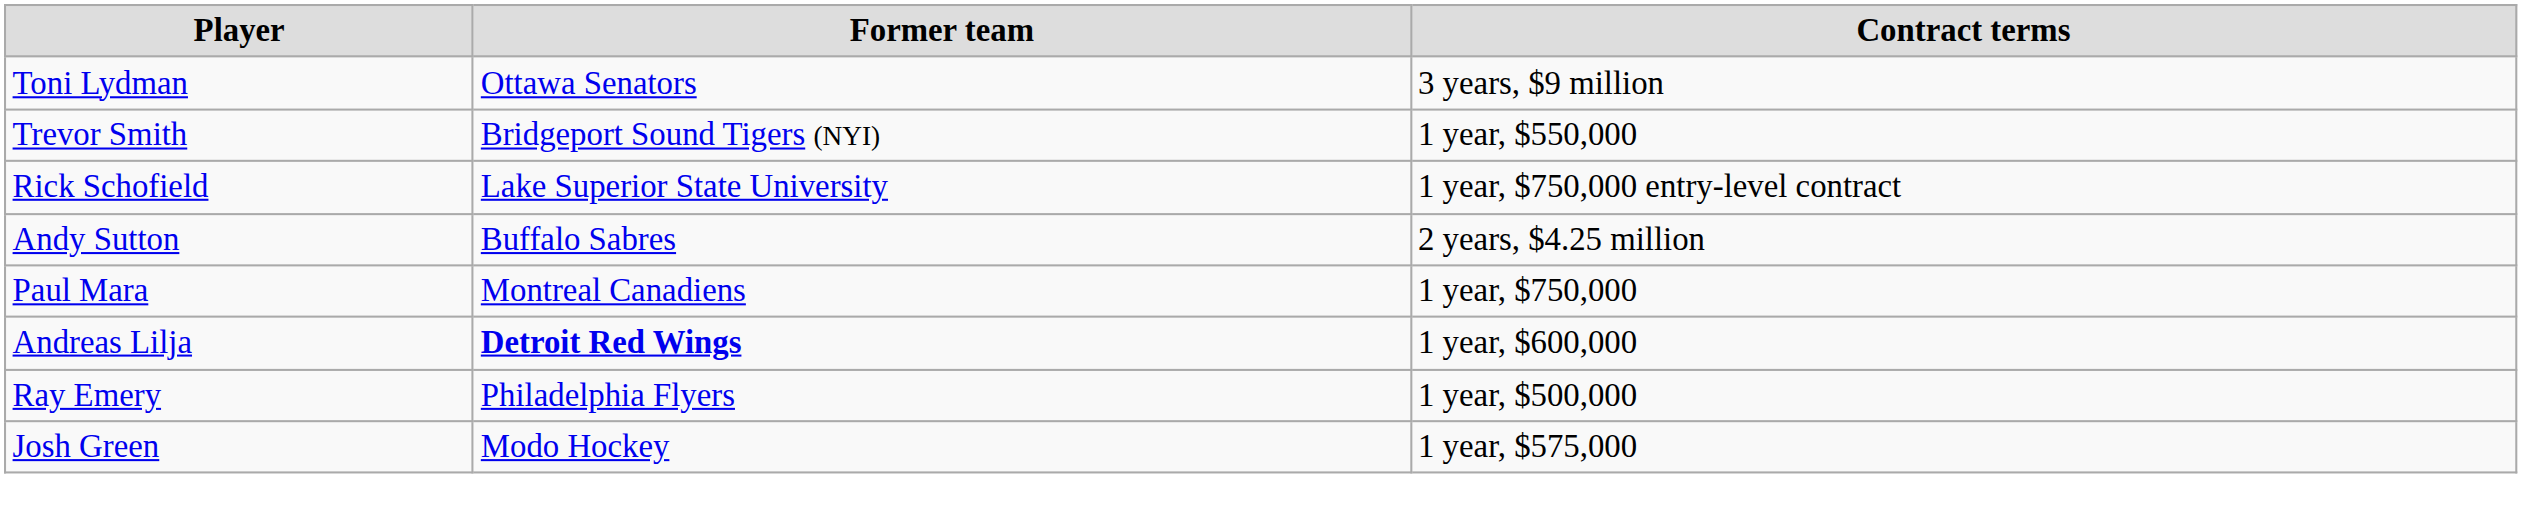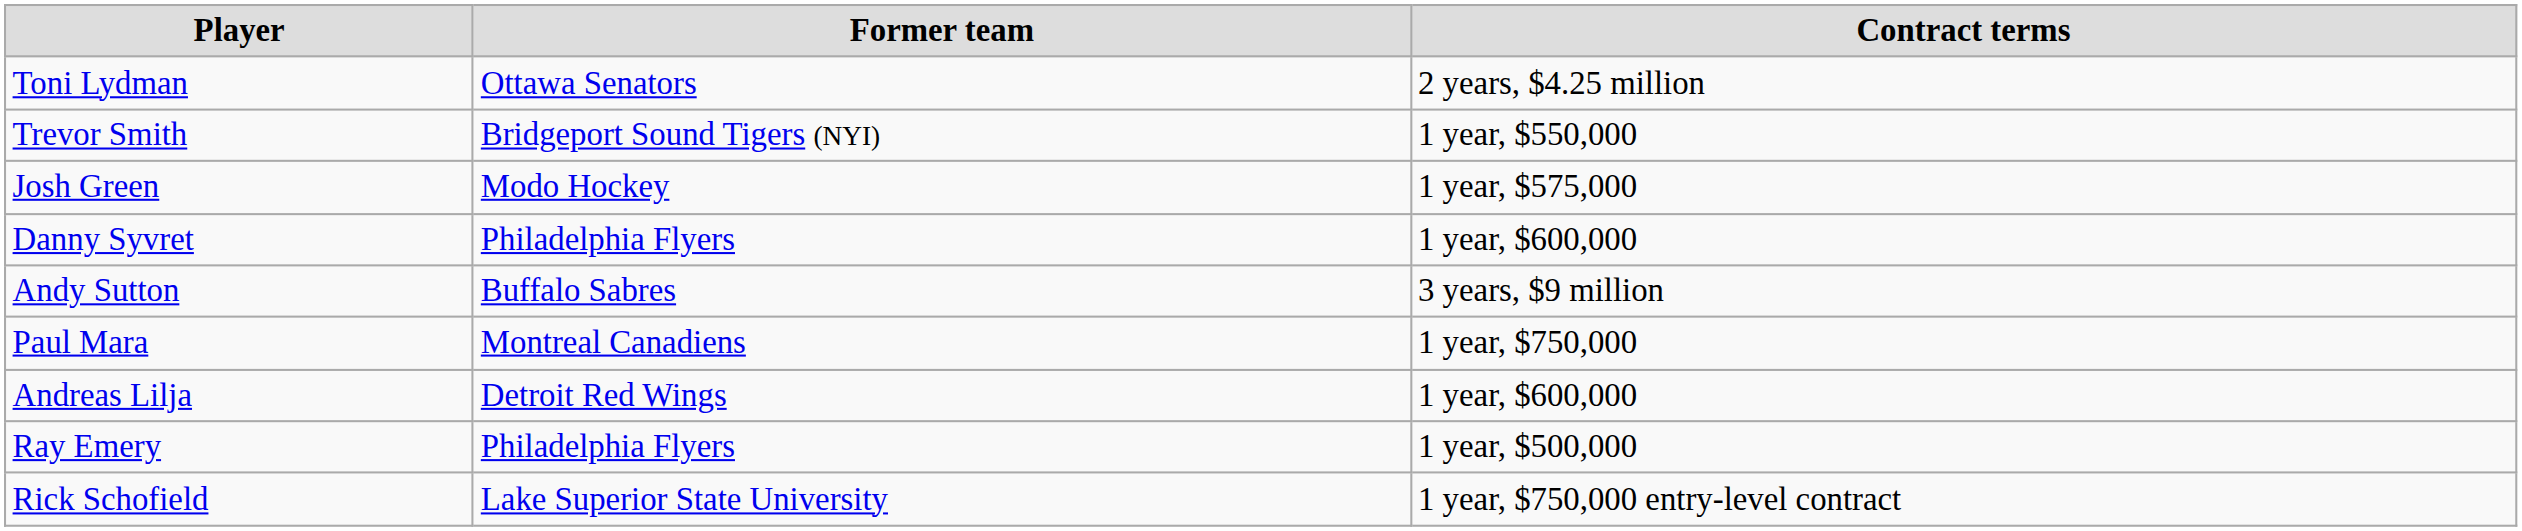(1541, 82) 3 years, $9 million -> (1562, 82) 2 years, $4.25 million
rows swapped: (86, 446) <-> (111, 186)
+ row: (103, 238)
(1562, 238) 2 years, $4.25 million -> (1541, 290) 3 years, $9 million
(611, 342) bold -> (604, 394) normal
